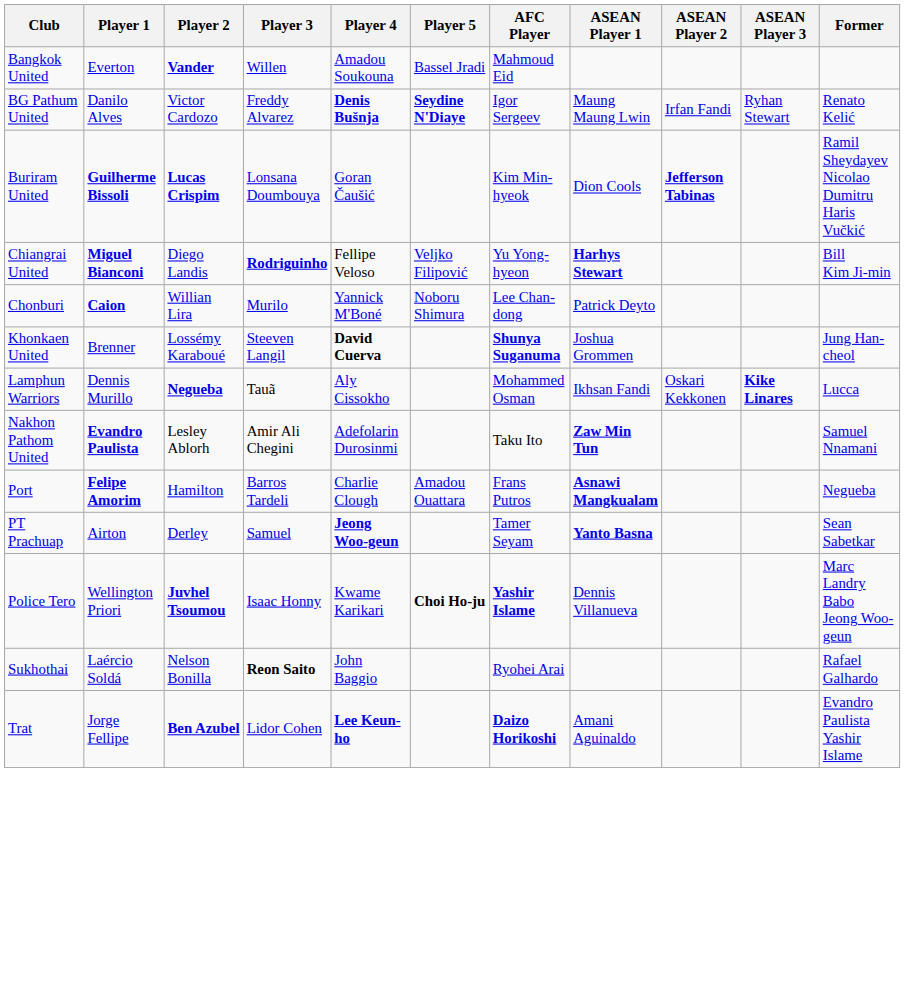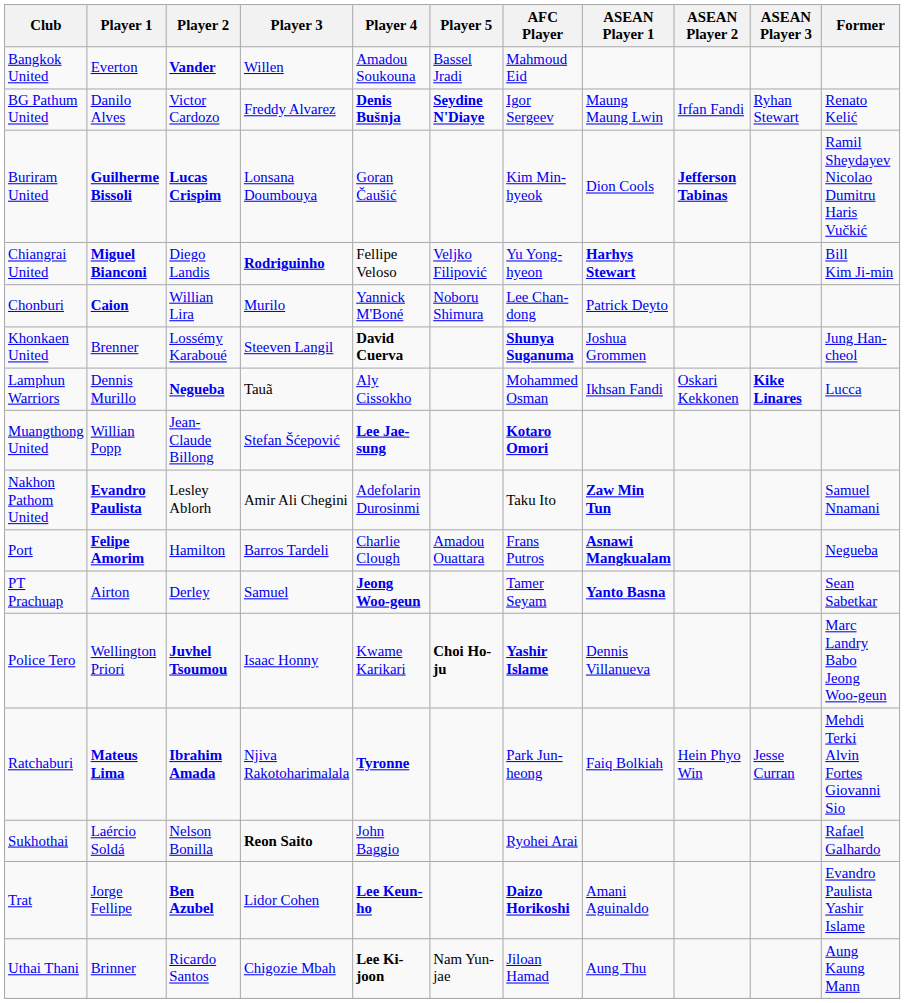+ row: (46, 440)
+ row: (41, 764)
+ row: (43, 968)
